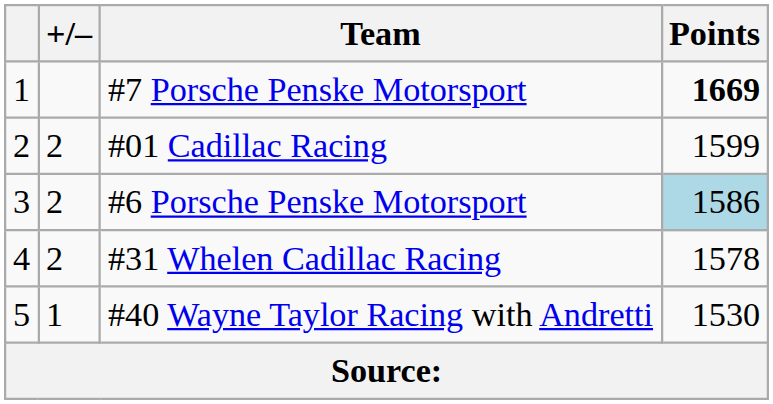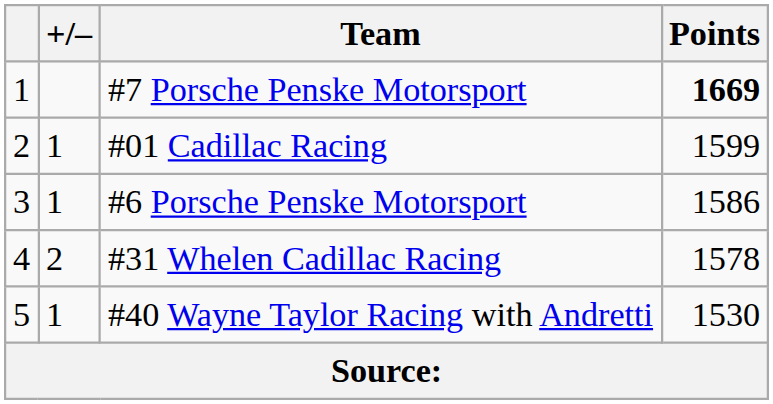(55, 145) 2 -> (55, 145) 1
(55, 202) 2 -> (55, 202) 1
(726, 202) lightblue background -> (726, 202) no background
